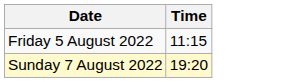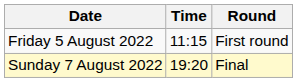+ column: (252, 16)
